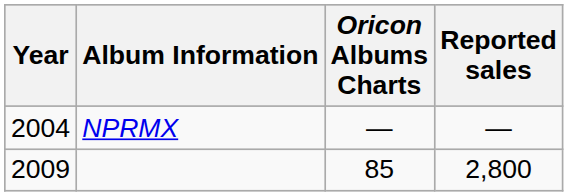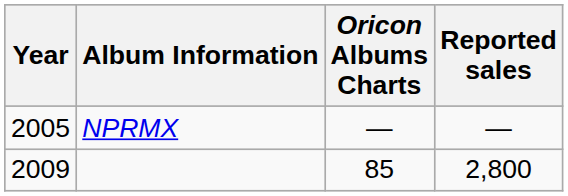(40, 127) 2004 -> (40, 127) 2005
